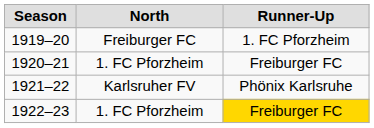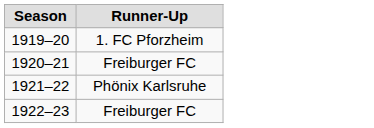- column: (150, 16)
(296, 110) gold background -> (150, 110) no background
